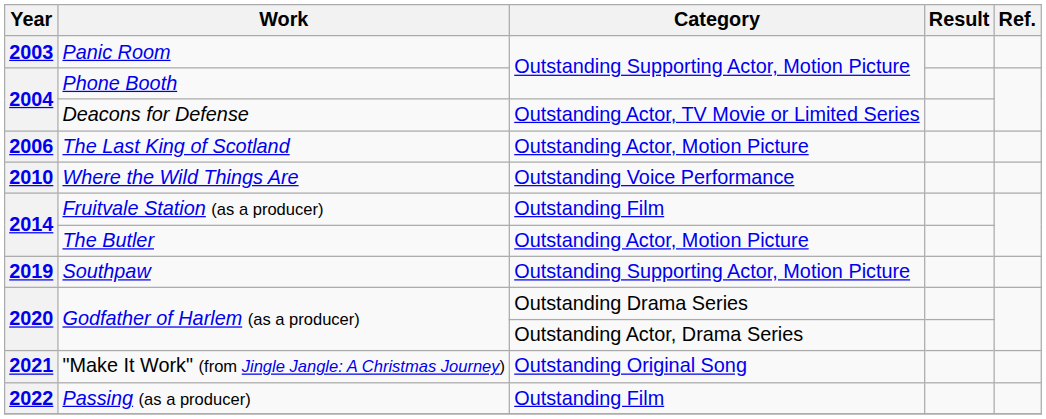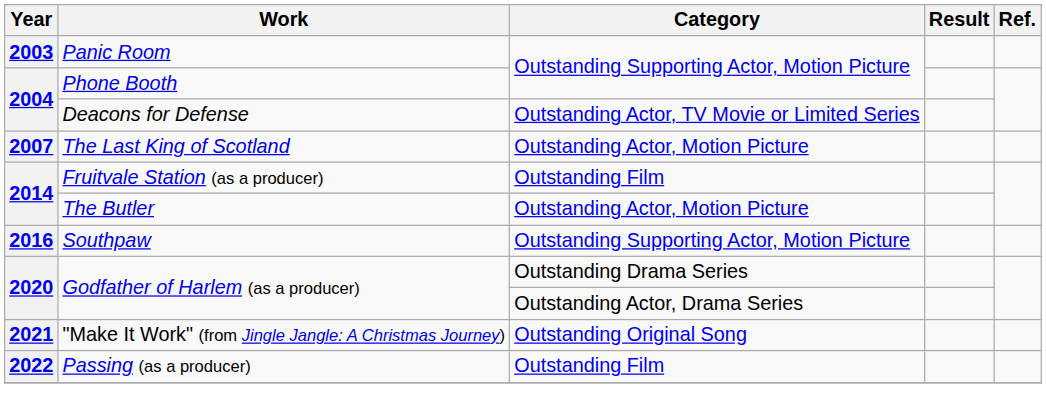(31, 146) 2006 -> (31, 146) 2007
- row: (181, 177)
(31, 271) 2019 -> (31, 240) 2016
